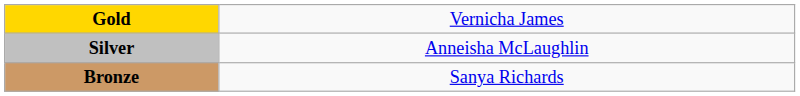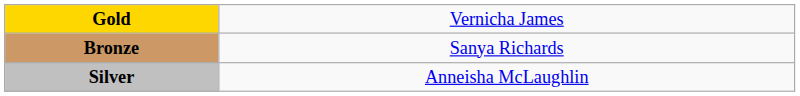rows swapped: (111, 47) <-> (111, 76)
